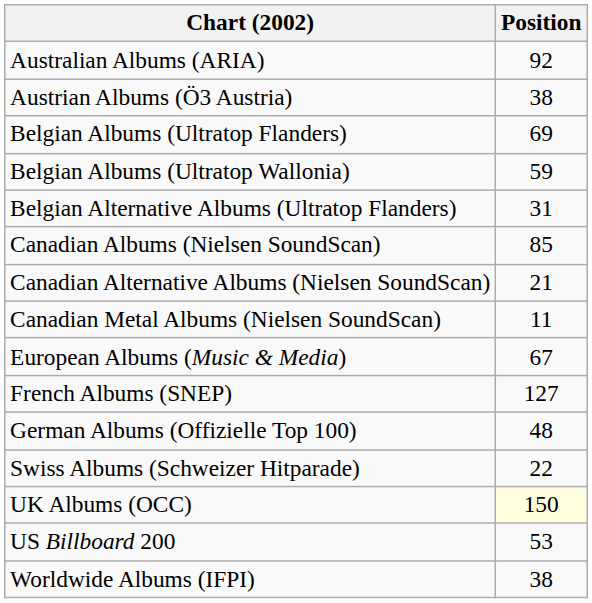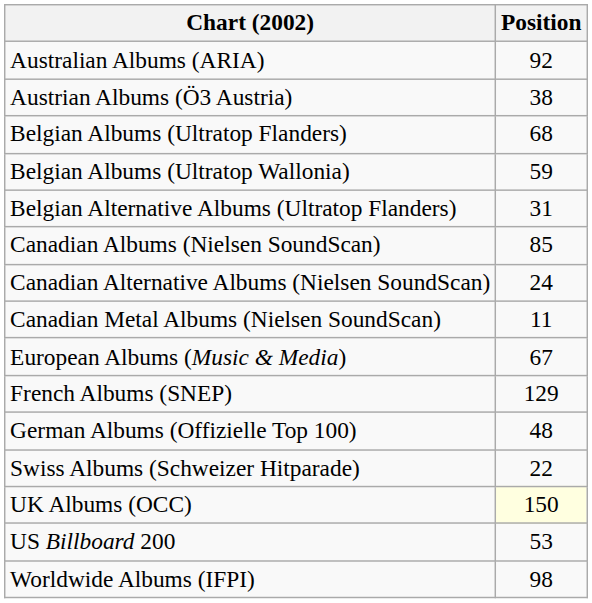(541, 134) 69 -> (541, 134) 68
(541, 282) 21 -> (541, 282) 24
(541, 393) 127 -> (541, 393) 129
(541, 578) 38 -> (541, 578) 98
